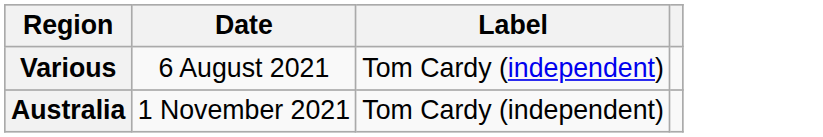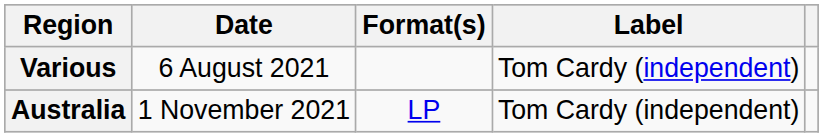+ column: (424, 25)
